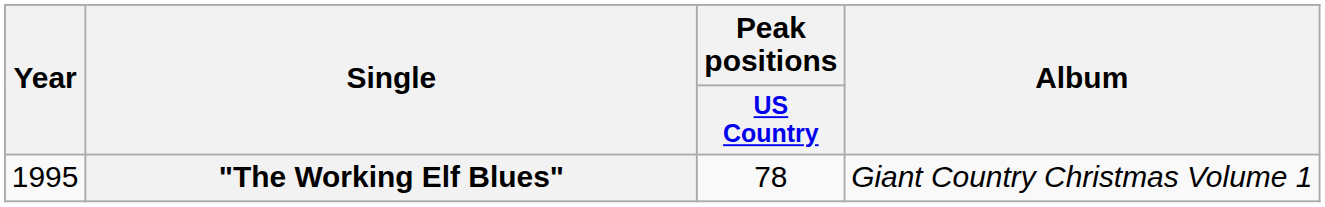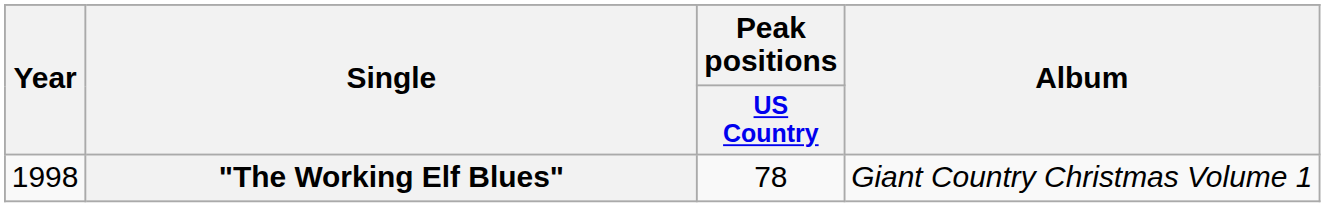(45, 177) 1995 -> (45, 177) 1998
